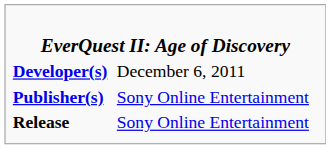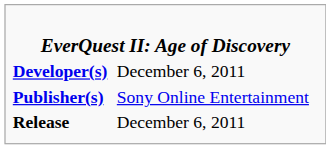(213, 122) Sony Online Entertainment -> (181, 122) December 6, 2011
